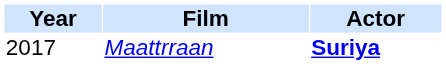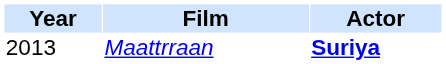(31, 47) 2017 -> (31, 47) 2013
